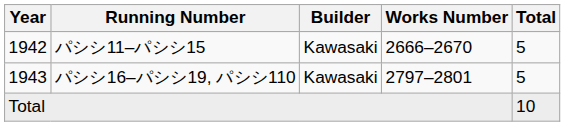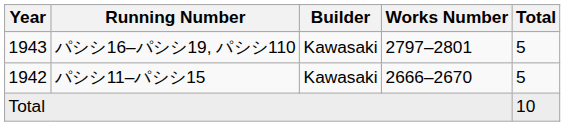rows swapped: (130, 46) <-> (175, 77)
